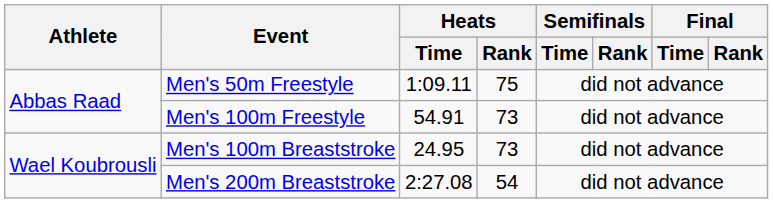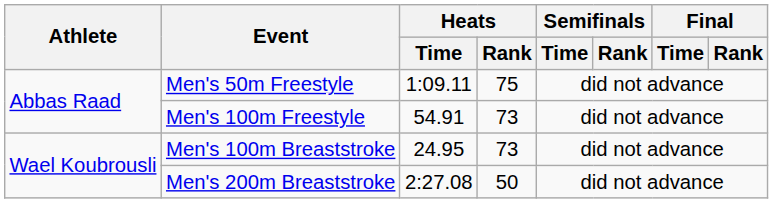(507, 182) 54 -> (507, 182) 50
